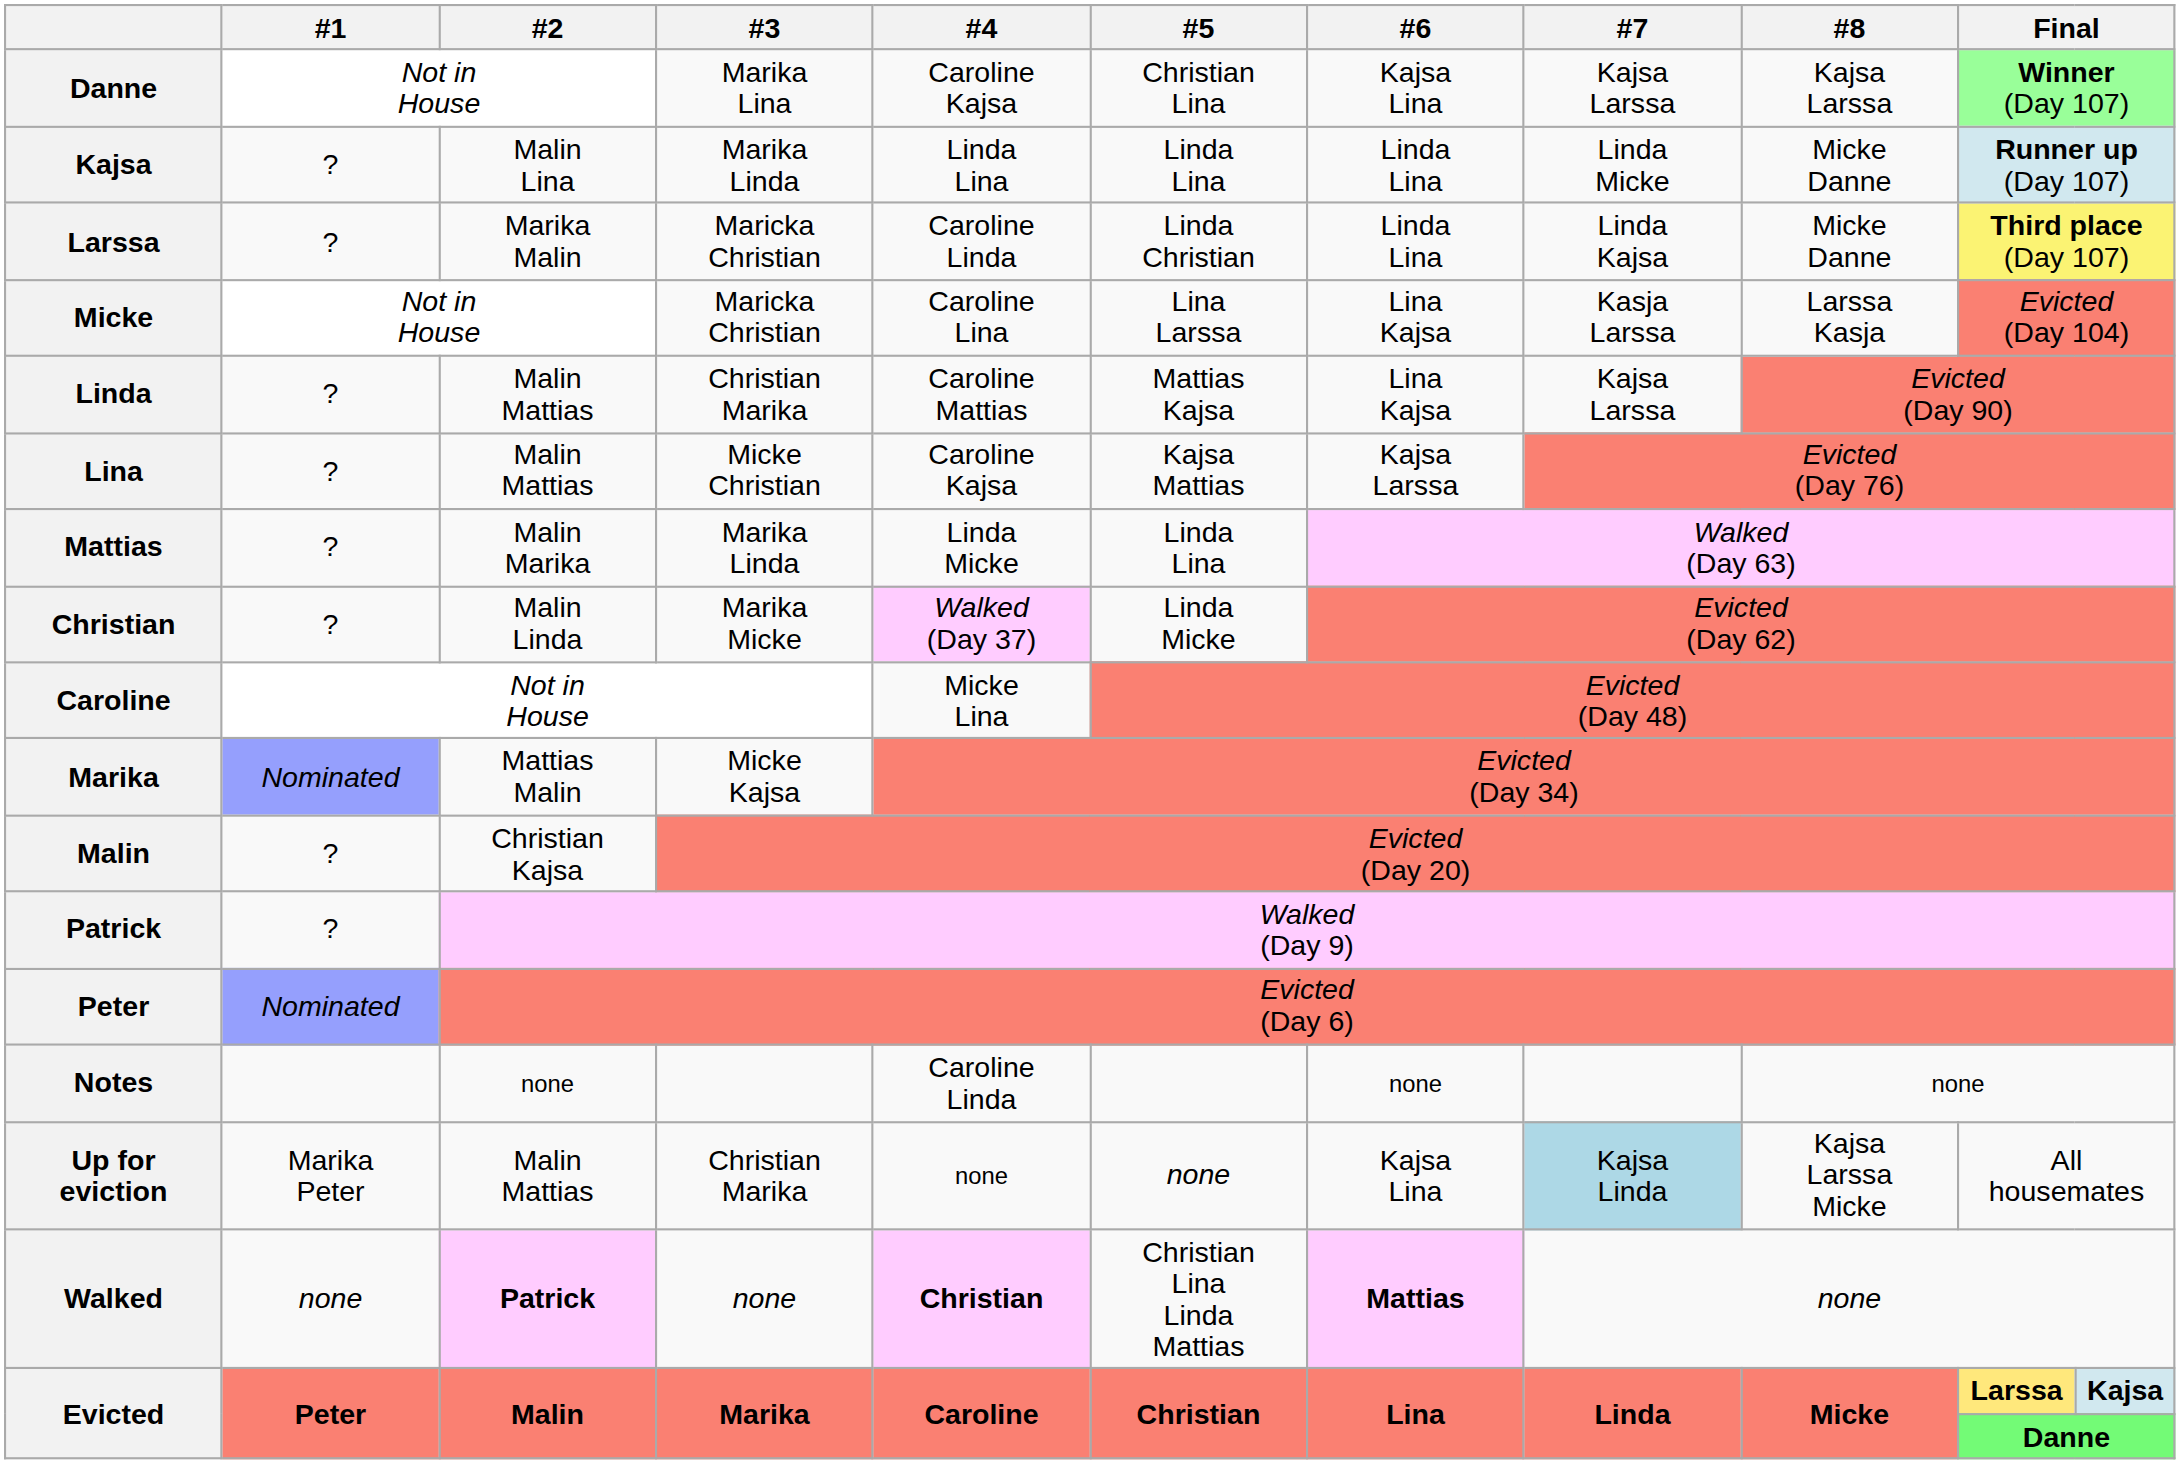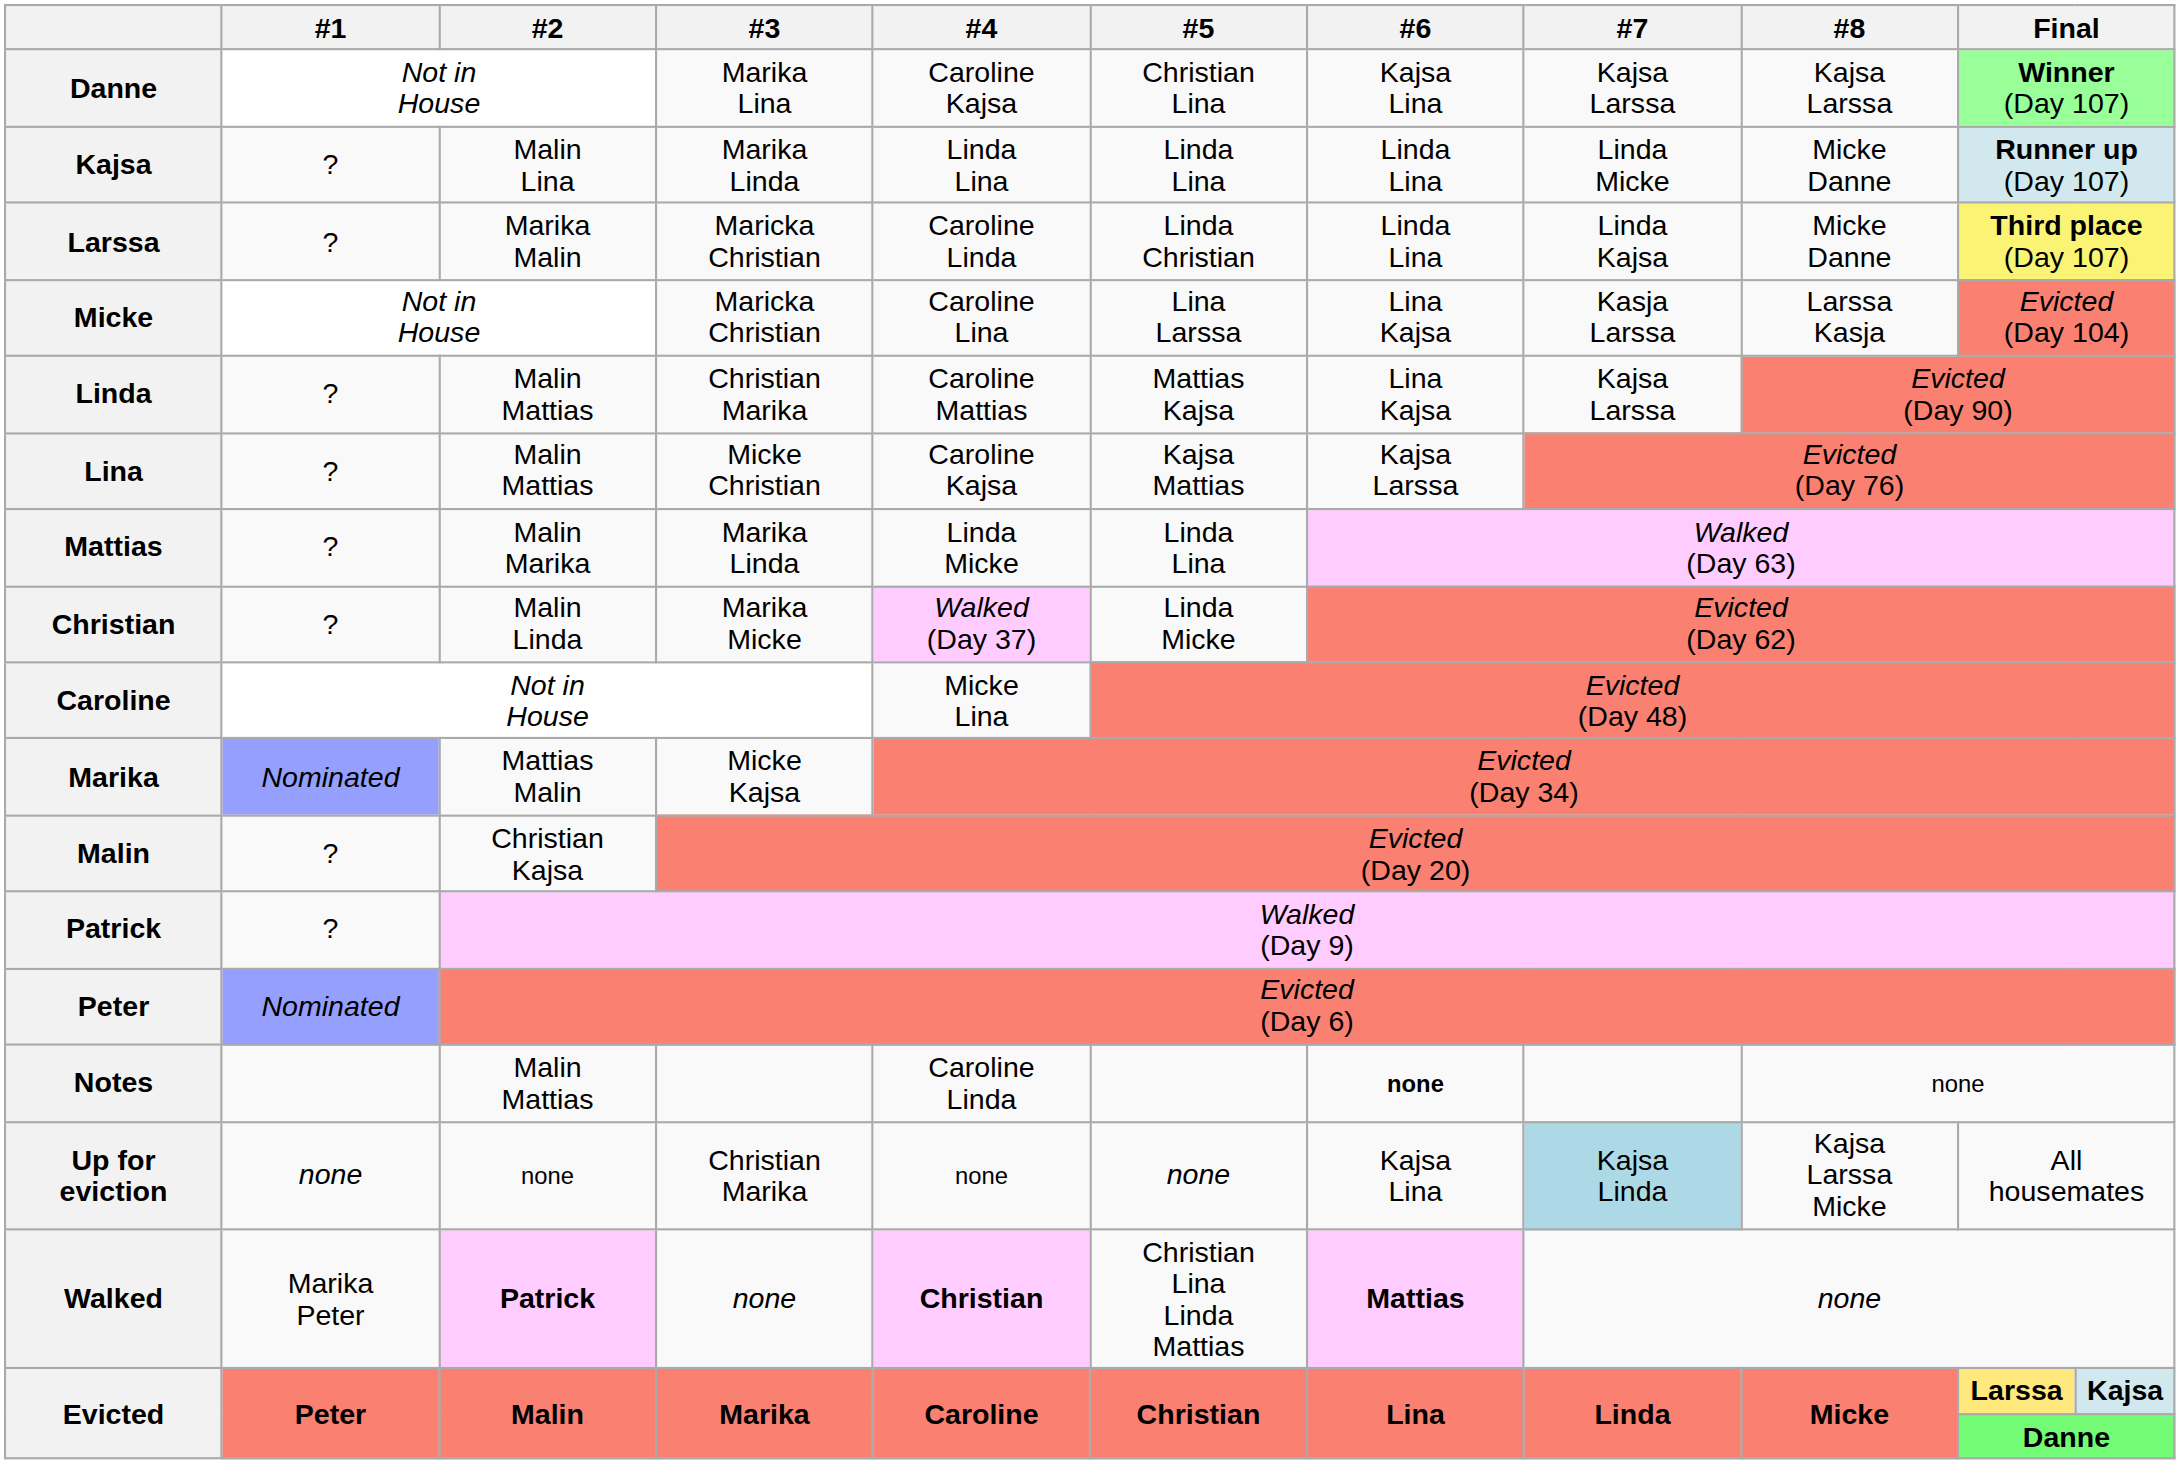(548, 1083) none -> (548, 1083) Malin Mattias
(1415, 1083) normal -> (1415, 1082) bold
(331, 1175) Marika Peter -> (331, 1175) none
(548, 1175) Malin Mattias -> (548, 1175) none
(331, 1299) none -> (331, 1299) Marika Peter
